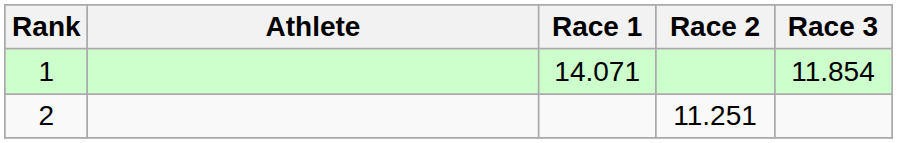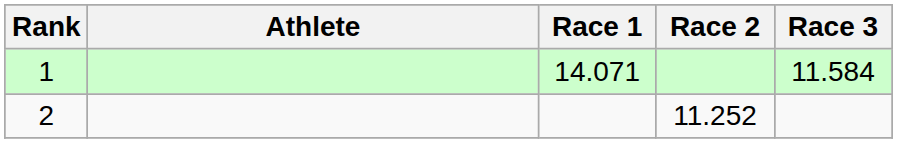(833, 71) 11.854 -> (833, 71) 11.584
(715, 115) 11.251 -> (715, 115) 11.252
